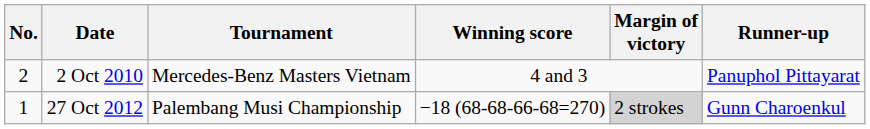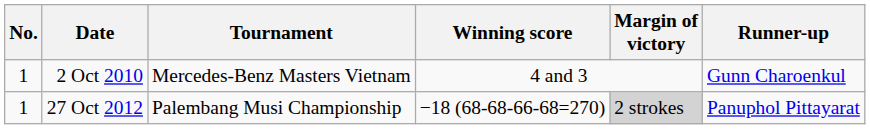(23, 75) 2 -> (23, 75) 1
(783, 75) Panuphol Pittayarat -> (776, 75) Gunn Charoenkul
(776, 107) Gunn Charoenkul -> (783, 107) Panuphol Pittayarat
